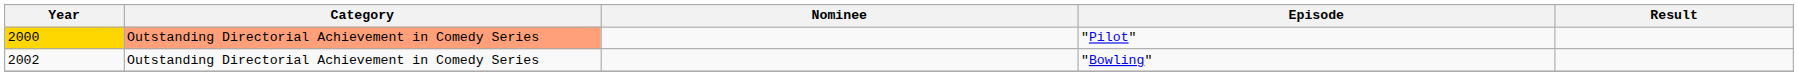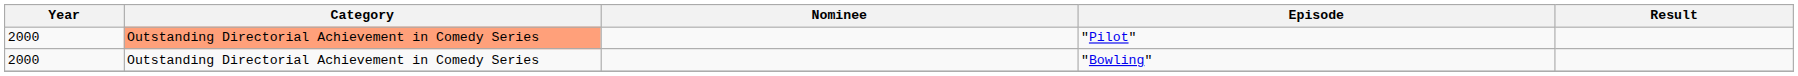(24, 38) gold background -> (24, 38) no background
(24, 60) 2002 -> (24, 60) 2000
